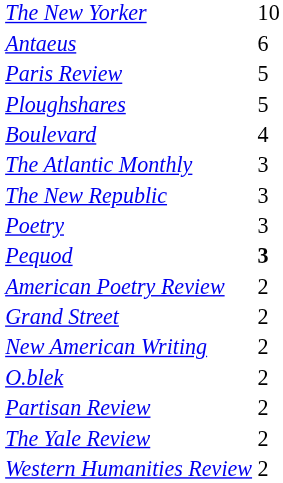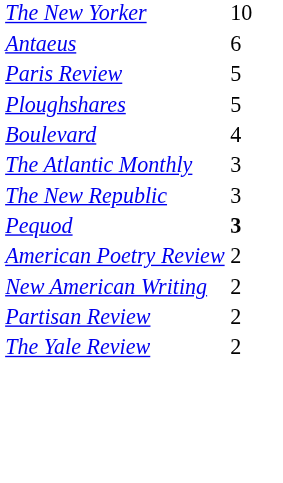- row: (35, 225)
- row: (62, 316)
- row: (34, 377)
- row: (129, 468)
